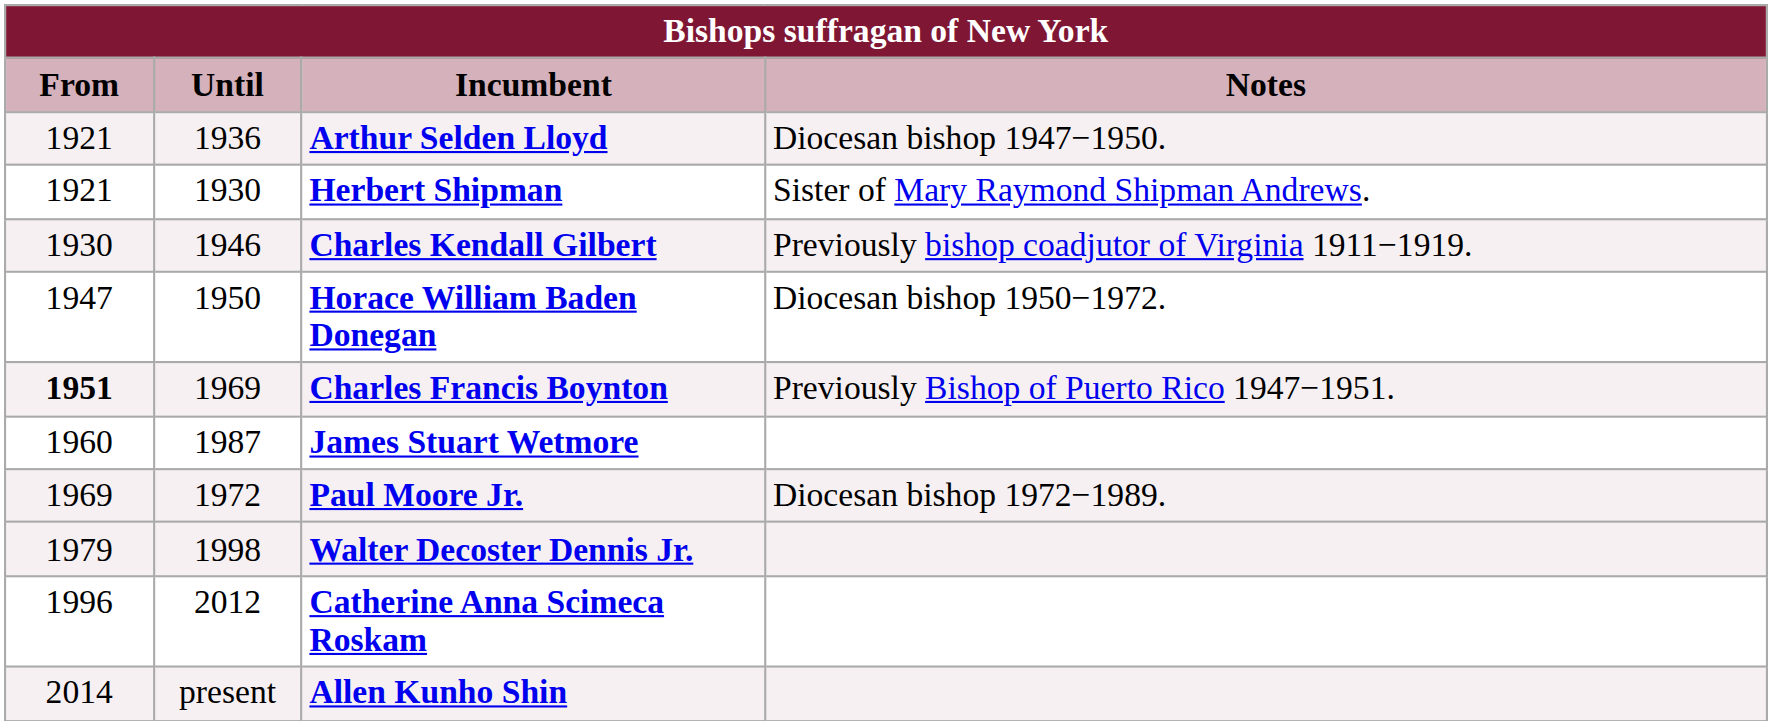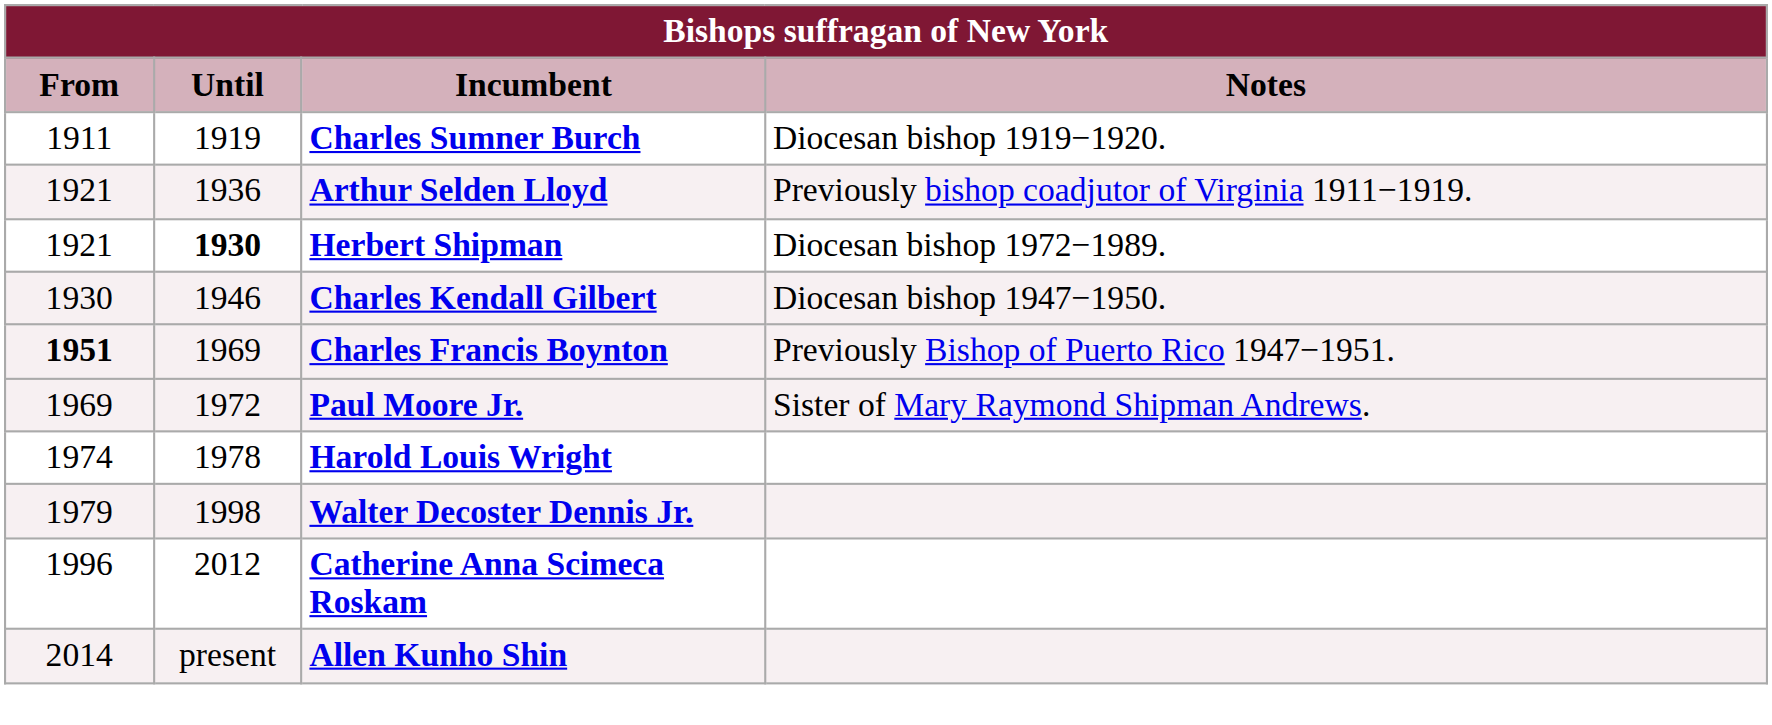+ row: (475, 137)
(970, 137) Diocesan bishop 1947−1950. -> (1123, 191) Previously bishop coadjutor of Virginia 1911−1919.
(228, 191) normal -> (228, 244) bold
(1072, 191) Sister of Mary Raymond Shipman Andrews. -> (970, 244) Diocesan bishop 1972−1989.
(1123, 244) Previously bishop coadjutor of Virginia 1911−1919. -> (970, 297) Diocesan bishop 1947−1950.
- row: (473, 316)
- row: (474, 441)
(970, 495) Diocesan bishop 1972−1989. -> (1072, 404) Sister of Mary Raymond Shipman Andrews.
+ row: (461, 457)
